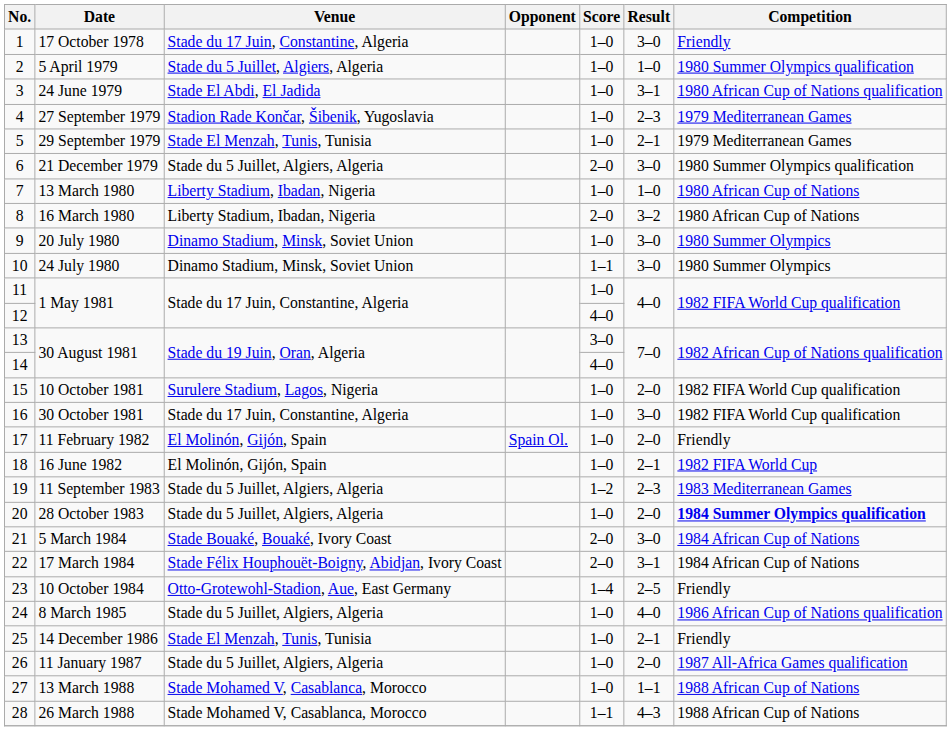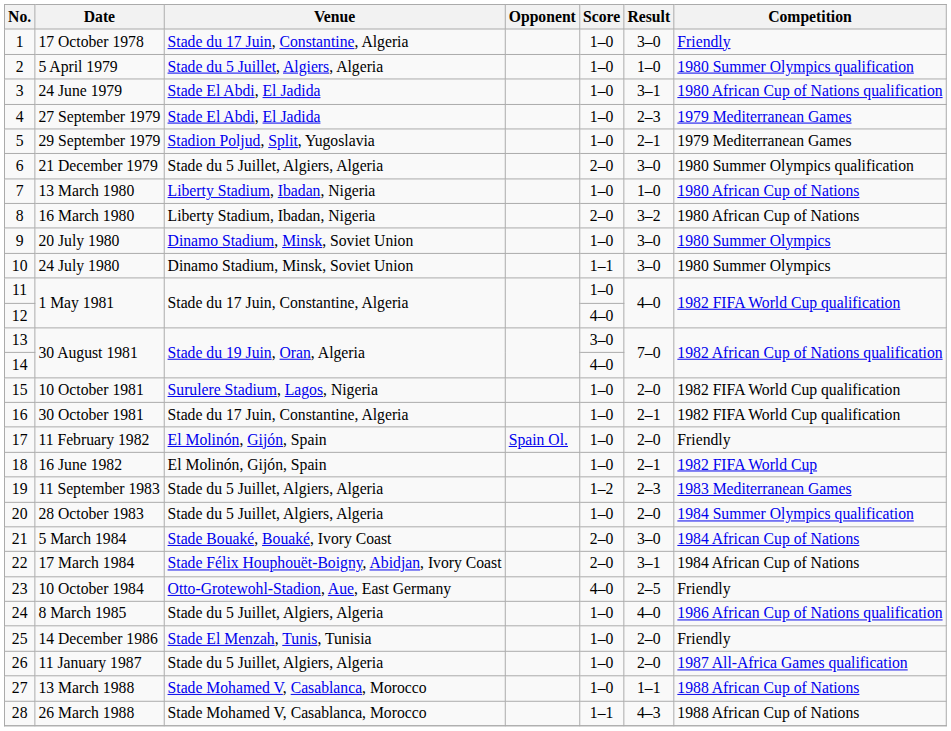(301, 116) Stadion Rade Končar, Šibenik, Yugoslavia -> (244, 116) Stade El Abdi, El Jadida
(270, 141) Stade El Menzah, Tunis, Tunisia -> (271, 141) Stadion Poljud, Split, Yugoslavia
(649, 414) 3–0 -> (649, 414) 2–1
(802, 514) bold -> (796, 514) normal
(602, 588) 1–4 -> (602, 588) 4–0
(649, 638) 2–1 -> (649, 638) 2–0
